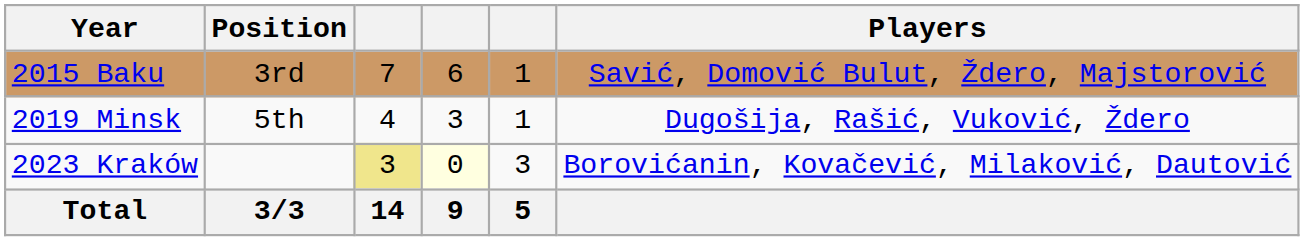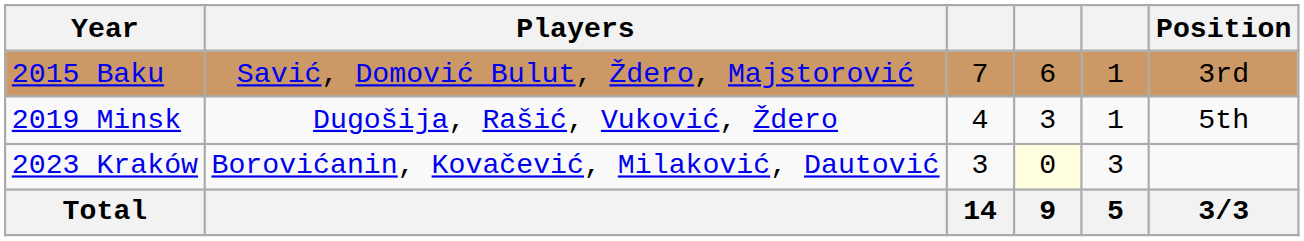columns swapped: (279, 28) <-> (927, 28)
(387, 166) khaki background -> (980, 166) no background
